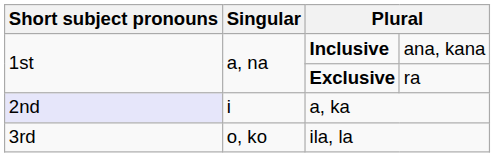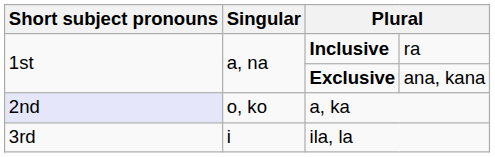(445, 48) ana, kana -> (412, 48) ra
(412, 78) ra -> (445, 78) ana, kana
(229, 107) i -> (247, 107) o, ko
(247, 136) o, ko -> (229, 136) i
